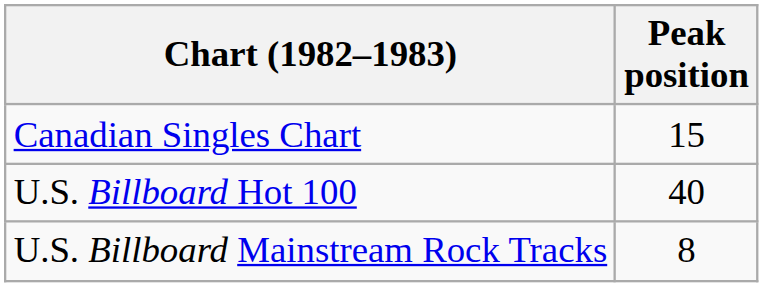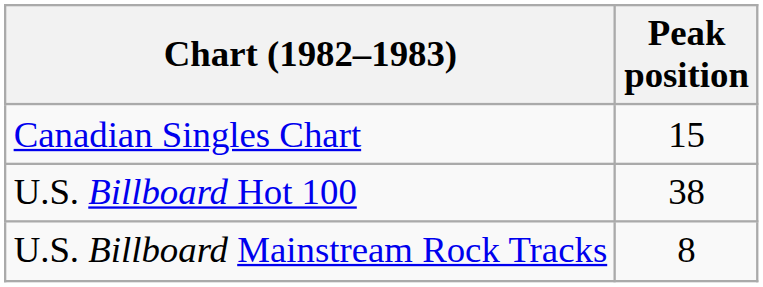(687, 191) 40 -> (687, 191) 38
